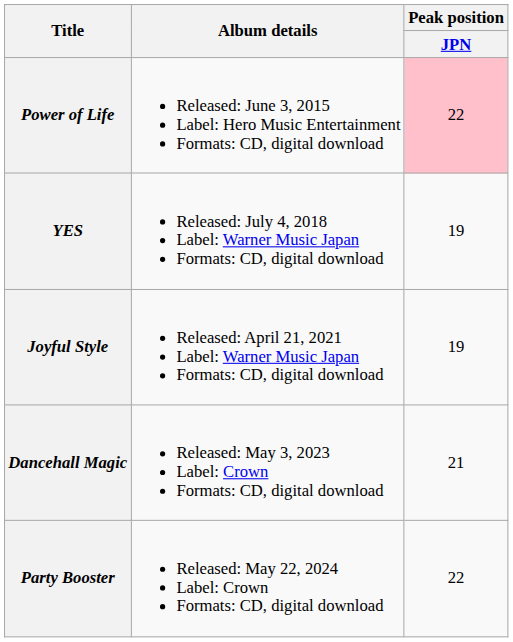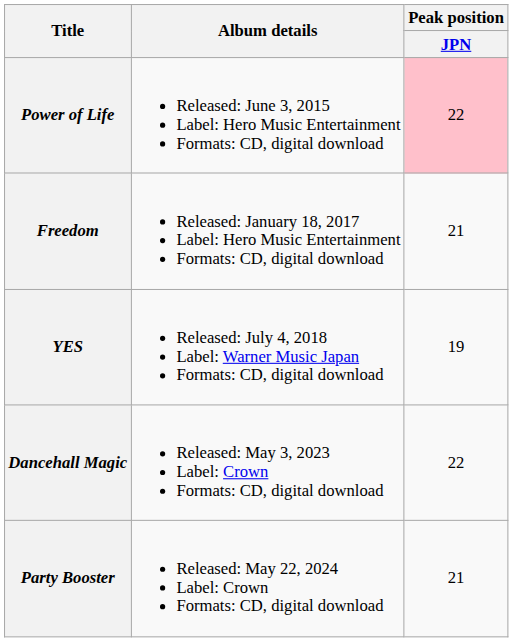+ row: (68, 231)
- row: (68, 346)
(456, 462) 21 -> (456, 462) 22
(456, 578) 22 -> (456, 578) 21
